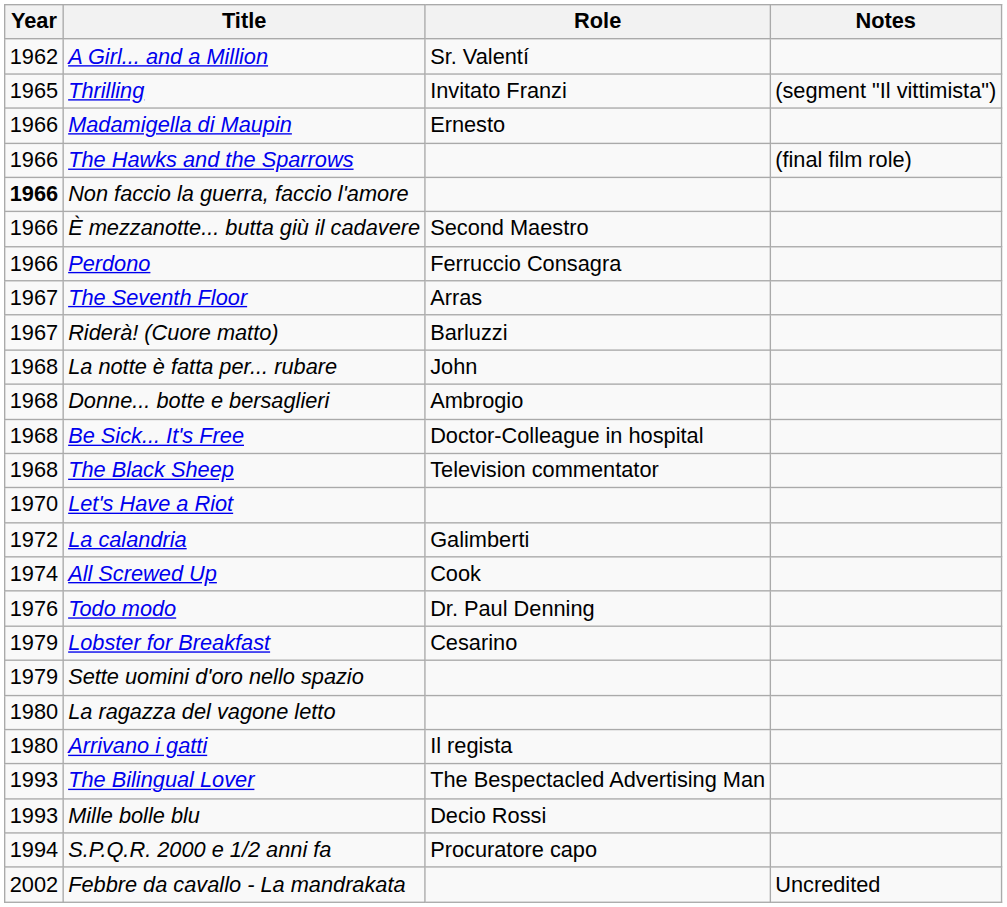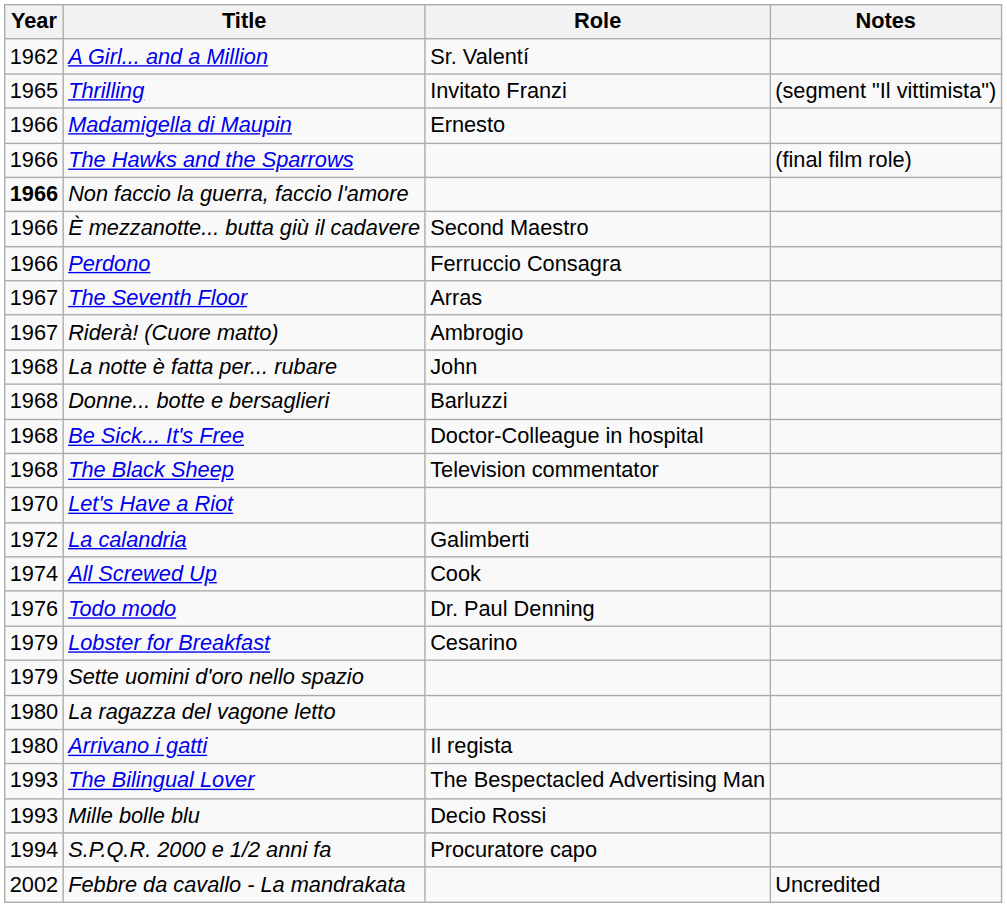(469, 332) Barluzzi -> (477, 332) Ambrogio
(477, 401) Ambrogio -> (469, 401) Barluzzi
